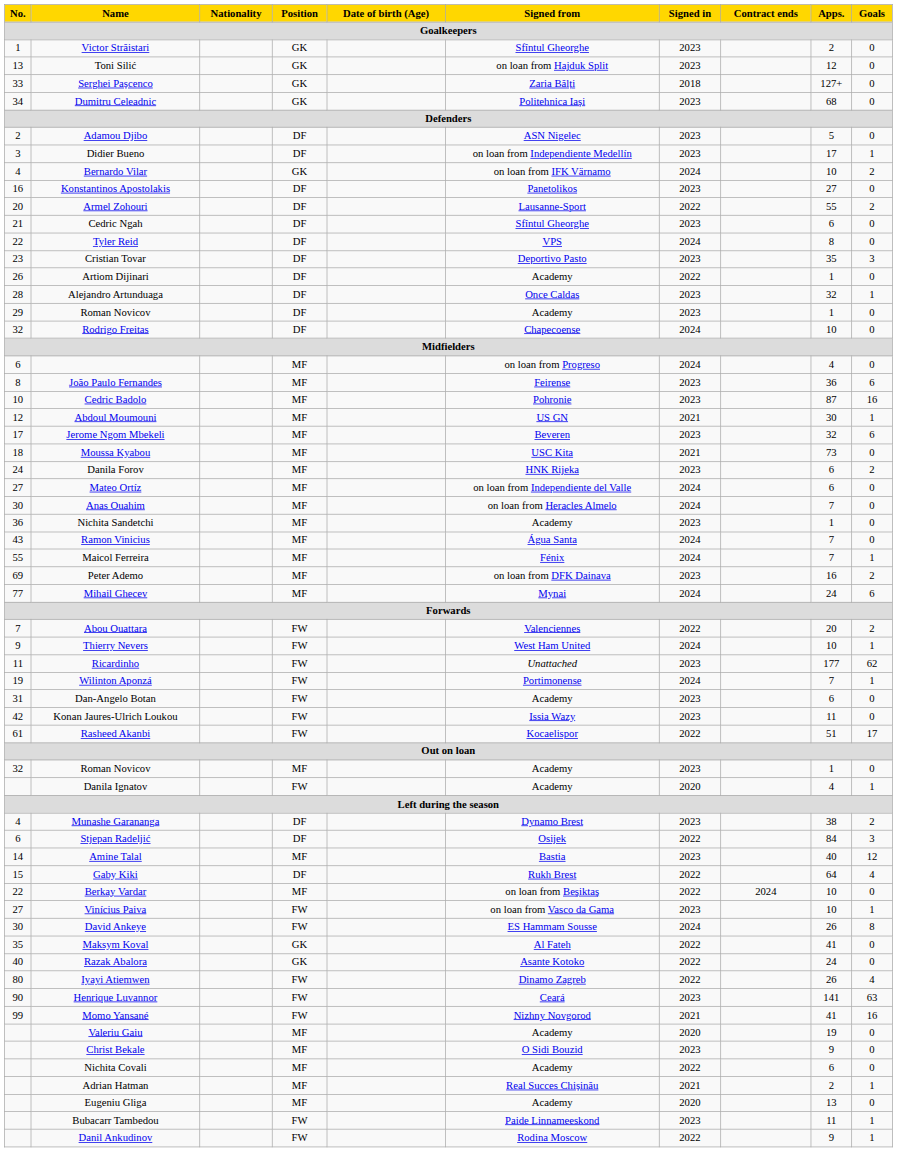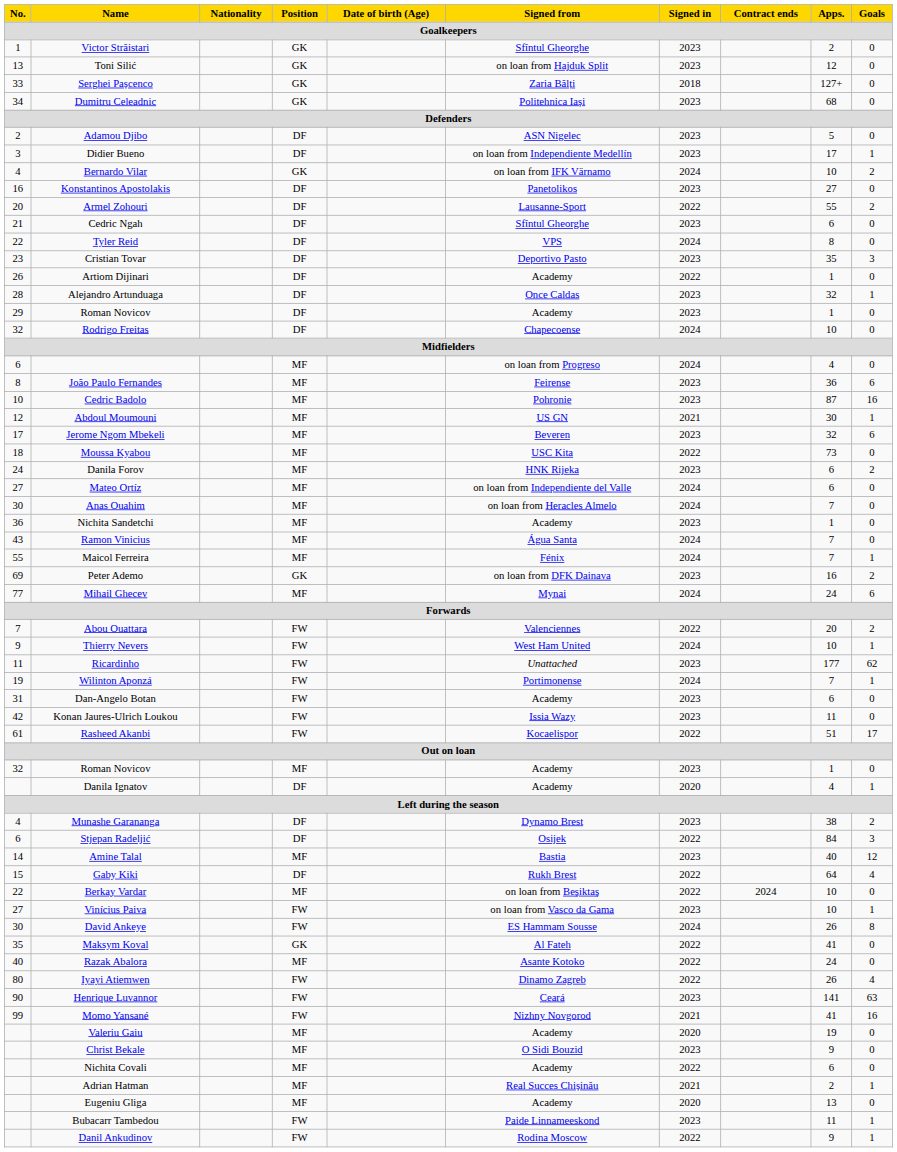(690, 453) 2021 -> (690, 453) 2022
(300, 576) MF -> (300, 576) GK
(300, 786) FW -> (300, 786) DF
(300, 962) GK -> (300, 962) MF
